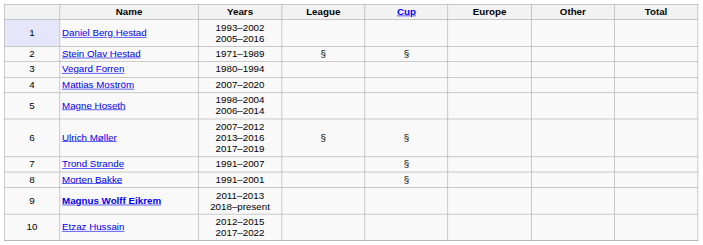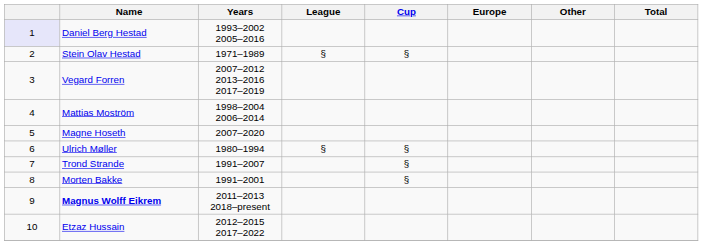(240, 69) 1980–1994 -> (240, 80) 2007–2012 2013–2016 2017–2019
(240, 85) 2007–2020 -> (240, 112) 1998–2004 2006–2014
(240, 106) 1998–2004 2006–2014 -> (240, 133) 2007–2020
(240, 138) 2007–2012 2013–2016 2017–2019 -> (240, 149) 1980–1994
